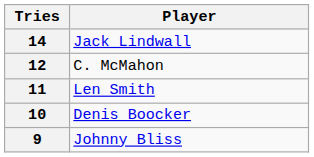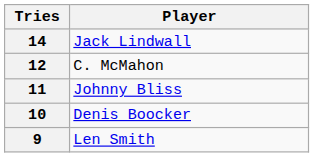(114, 91) Len Smith -> (128, 91) Johnny Bliss
(128, 140) Johnny Bliss -> (114, 140) Len Smith
